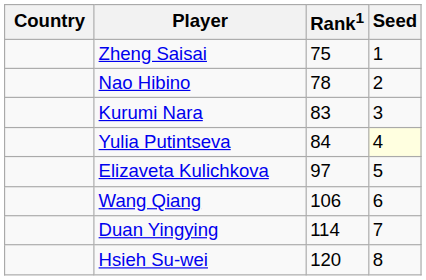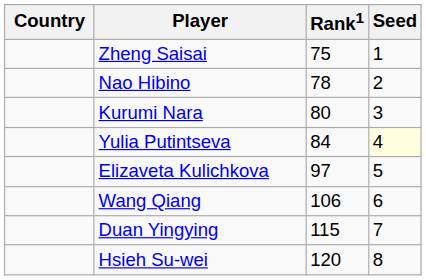(320, 112) 83 -> (320, 112) 80
(325, 230) 114 -> (325, 230) 115
